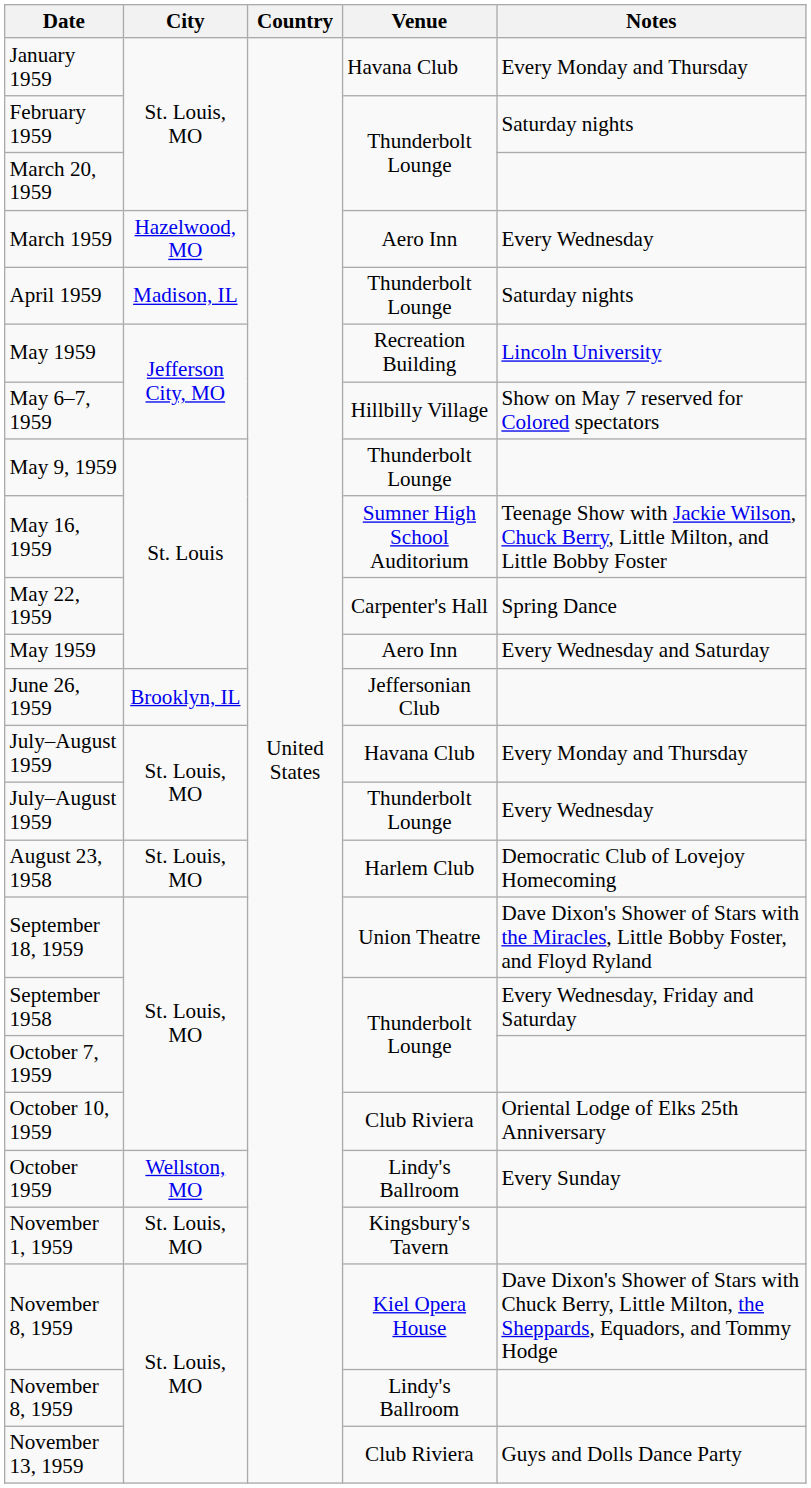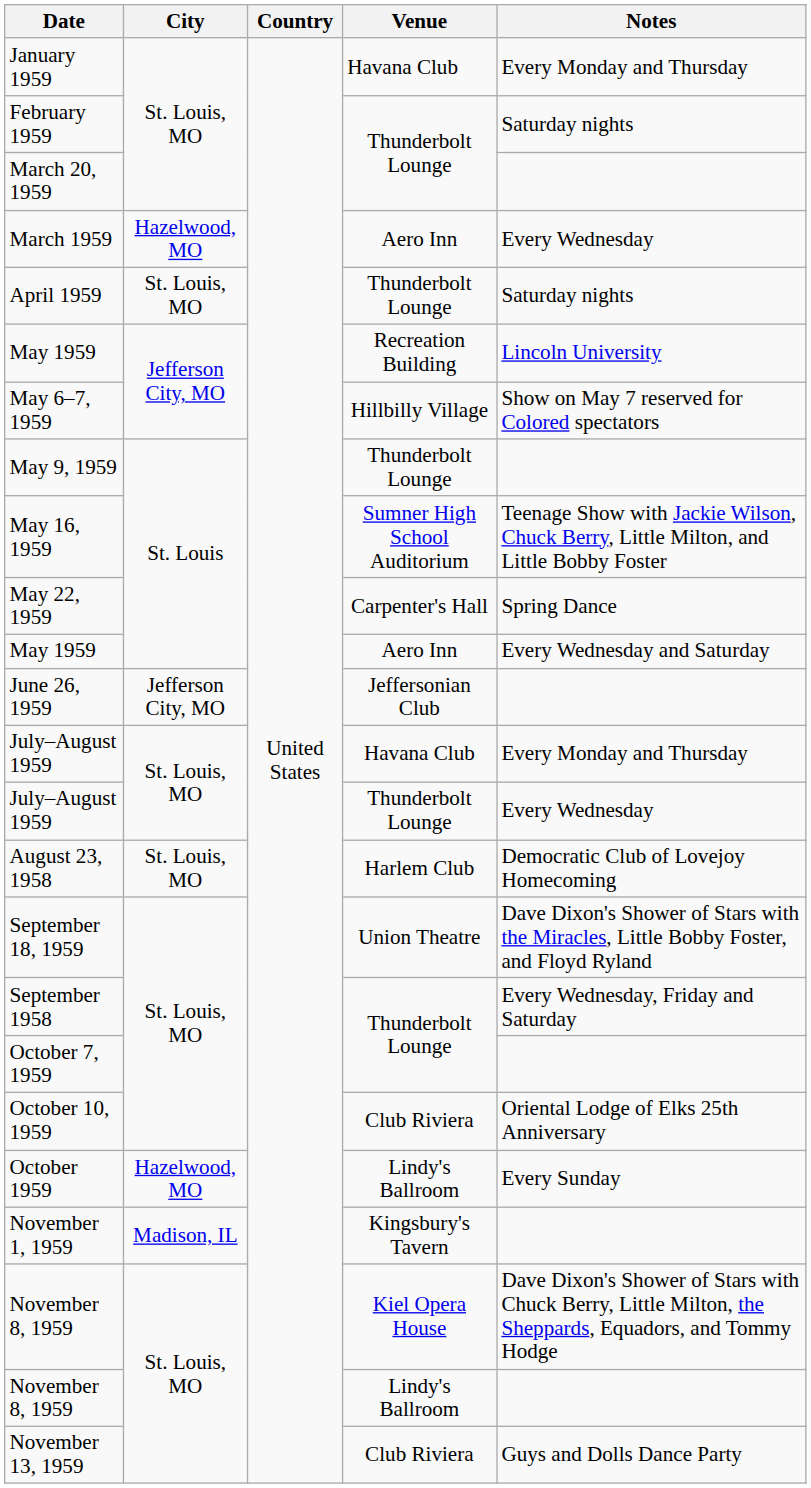(185, 295) Madison, IL -> (185, 295) St. Louis, MO
(185, 696) Brooklyn, IL -> (185, 696) Jefferson City, MO
(185, 1178) Wellston, MO -> (185, 1178) Hazelwood, MO
(185, 1235) St. Louis, MO -> (185, 1235) Madison, IL
